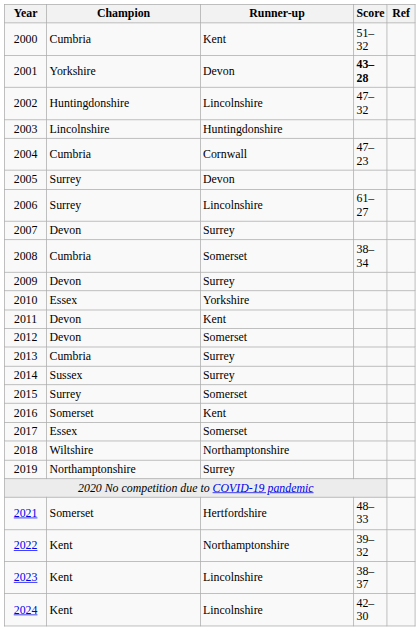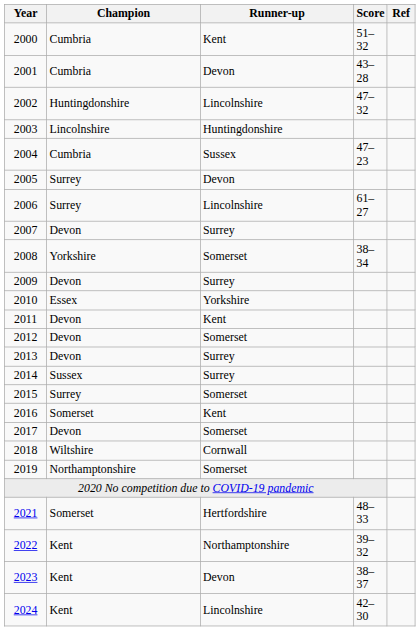(73, 71) Yorkshire -> (70, 71) Cumbria
(365, 71) bold -> (365, 71) normal
(225, 154) Cornwall -> (219, 154) Sussex
(70, 256) Cumbria -> (73, 256) Yorkshire
(70, 356) Cumbria -> (65, 356) Devon
(63, 431) Essex -> (65, 431) Devon
(246, 450) Northamptonshire -> (225, 450) Cornwall
(219, 469) Surrey -> (225, 469) Somerset
(233, 577) Lincolnshire -> (219, 577) Devon
